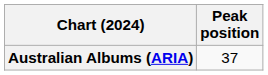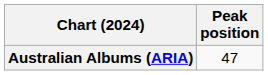(230, 57) 37 -> (230, 57) 47
